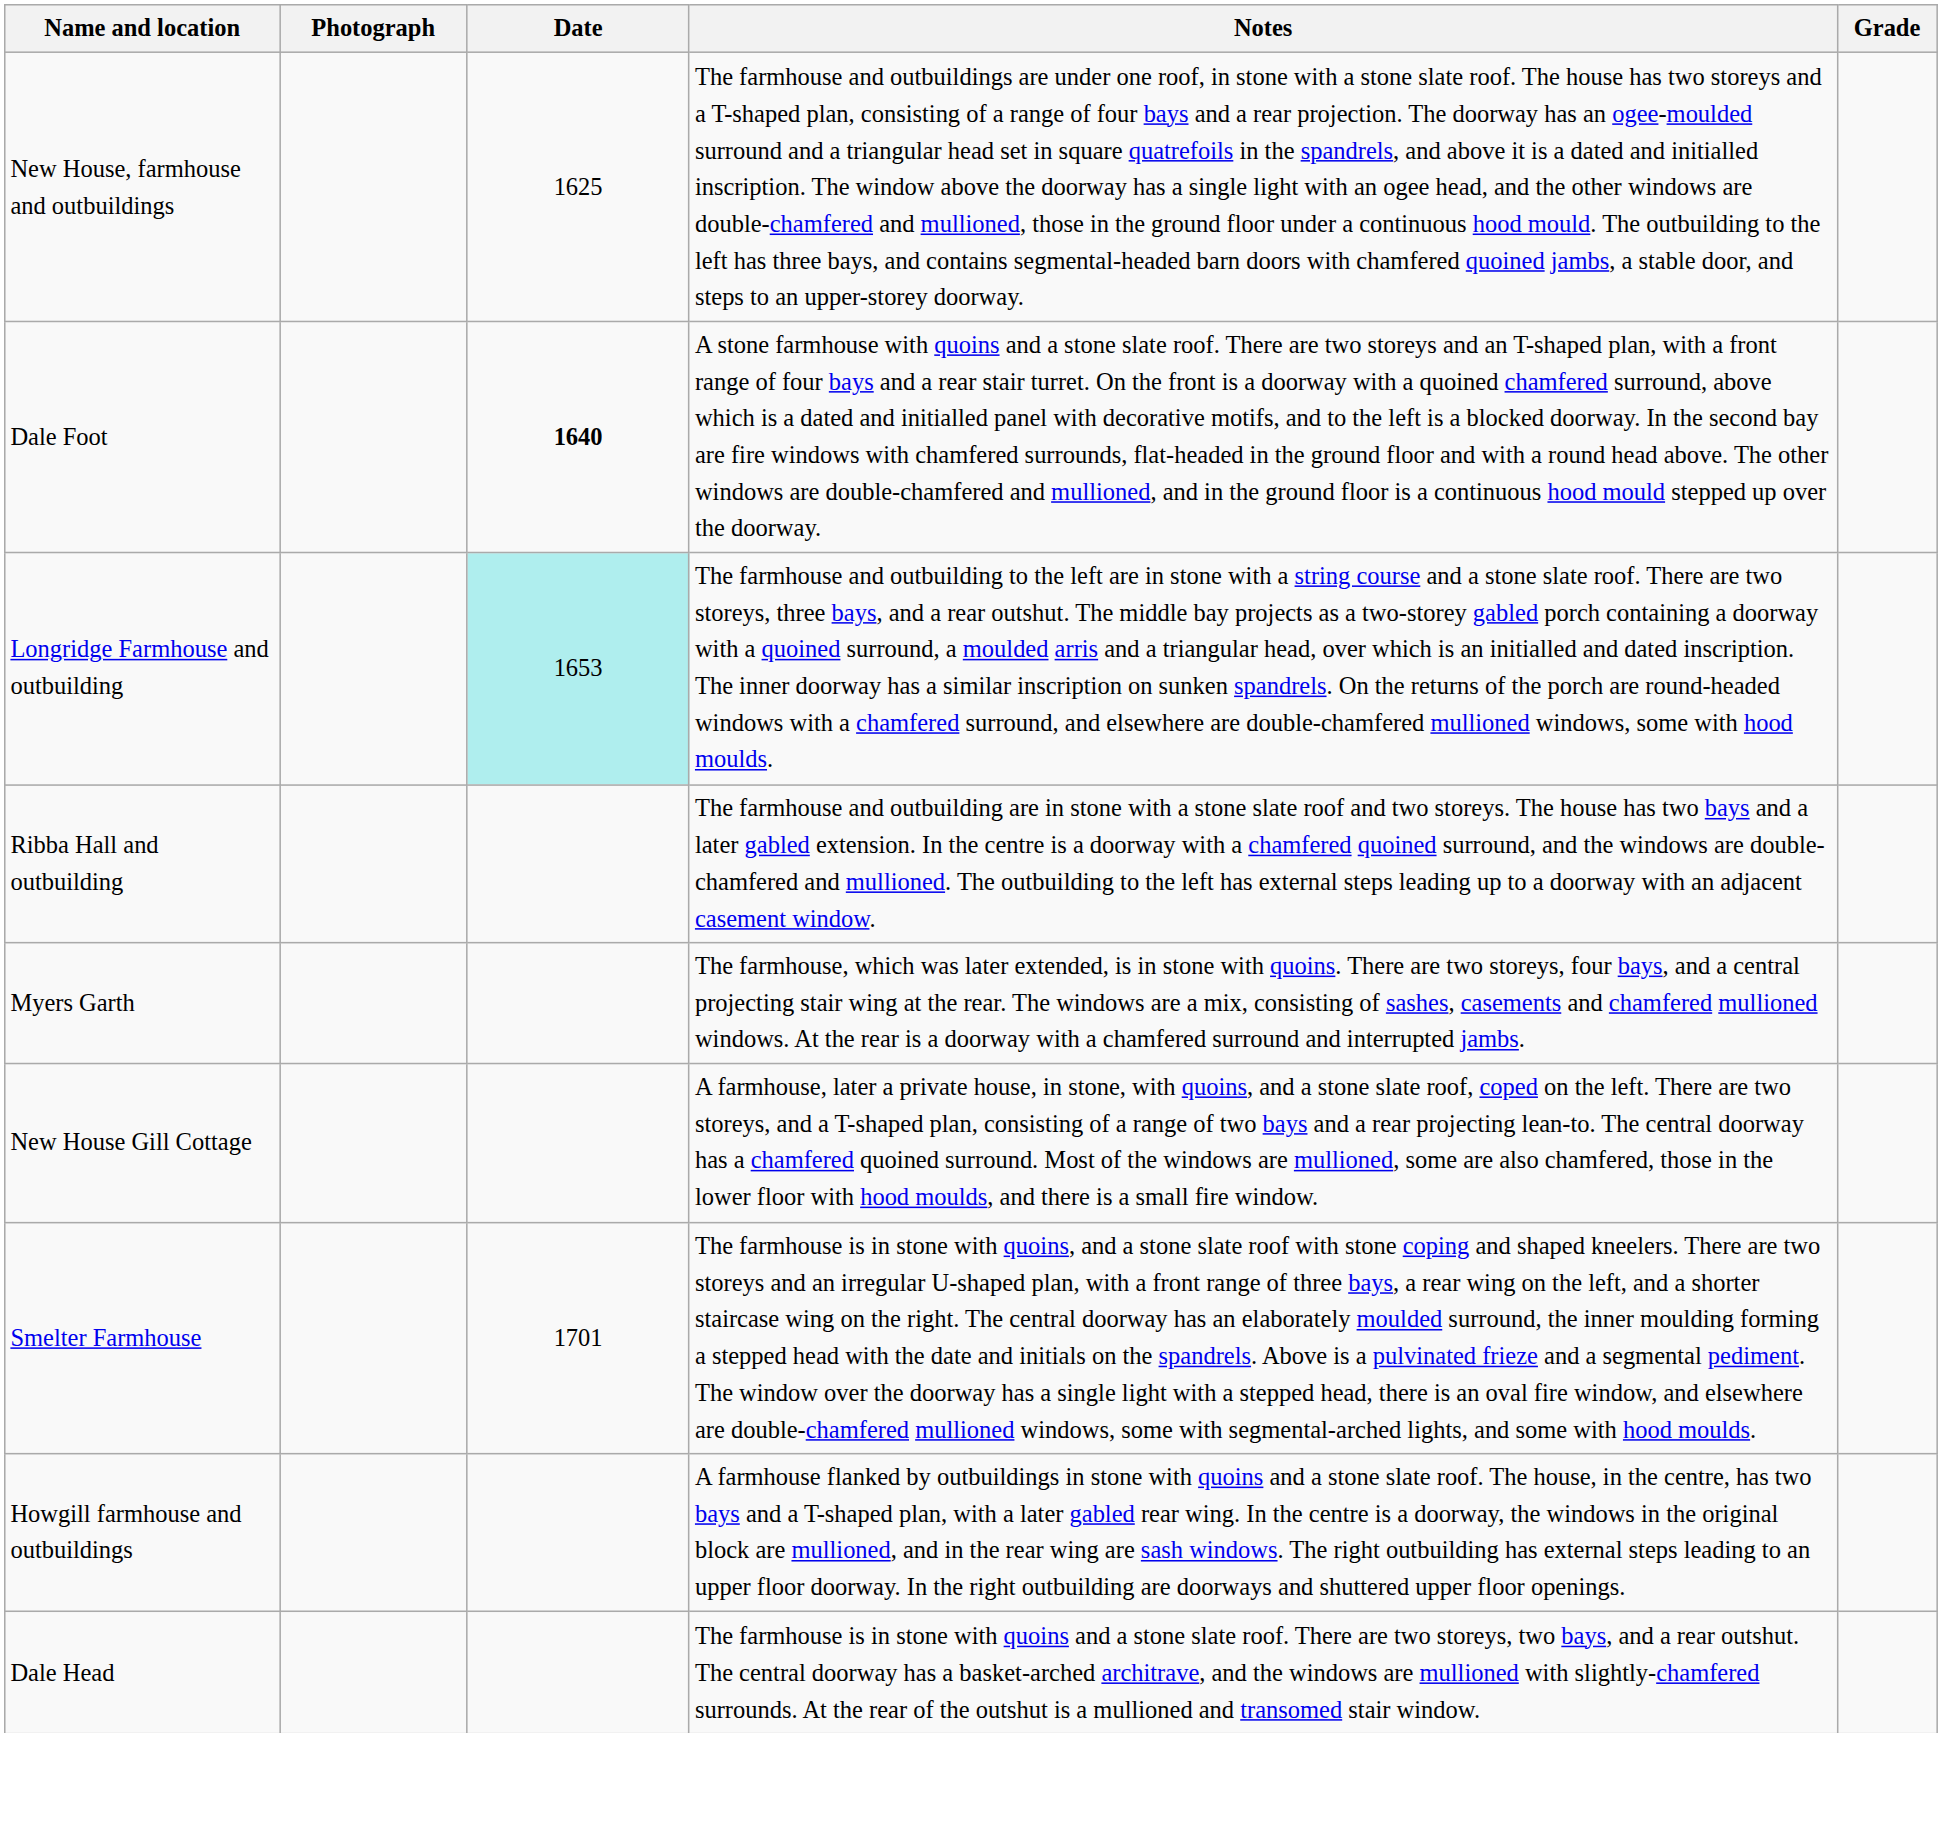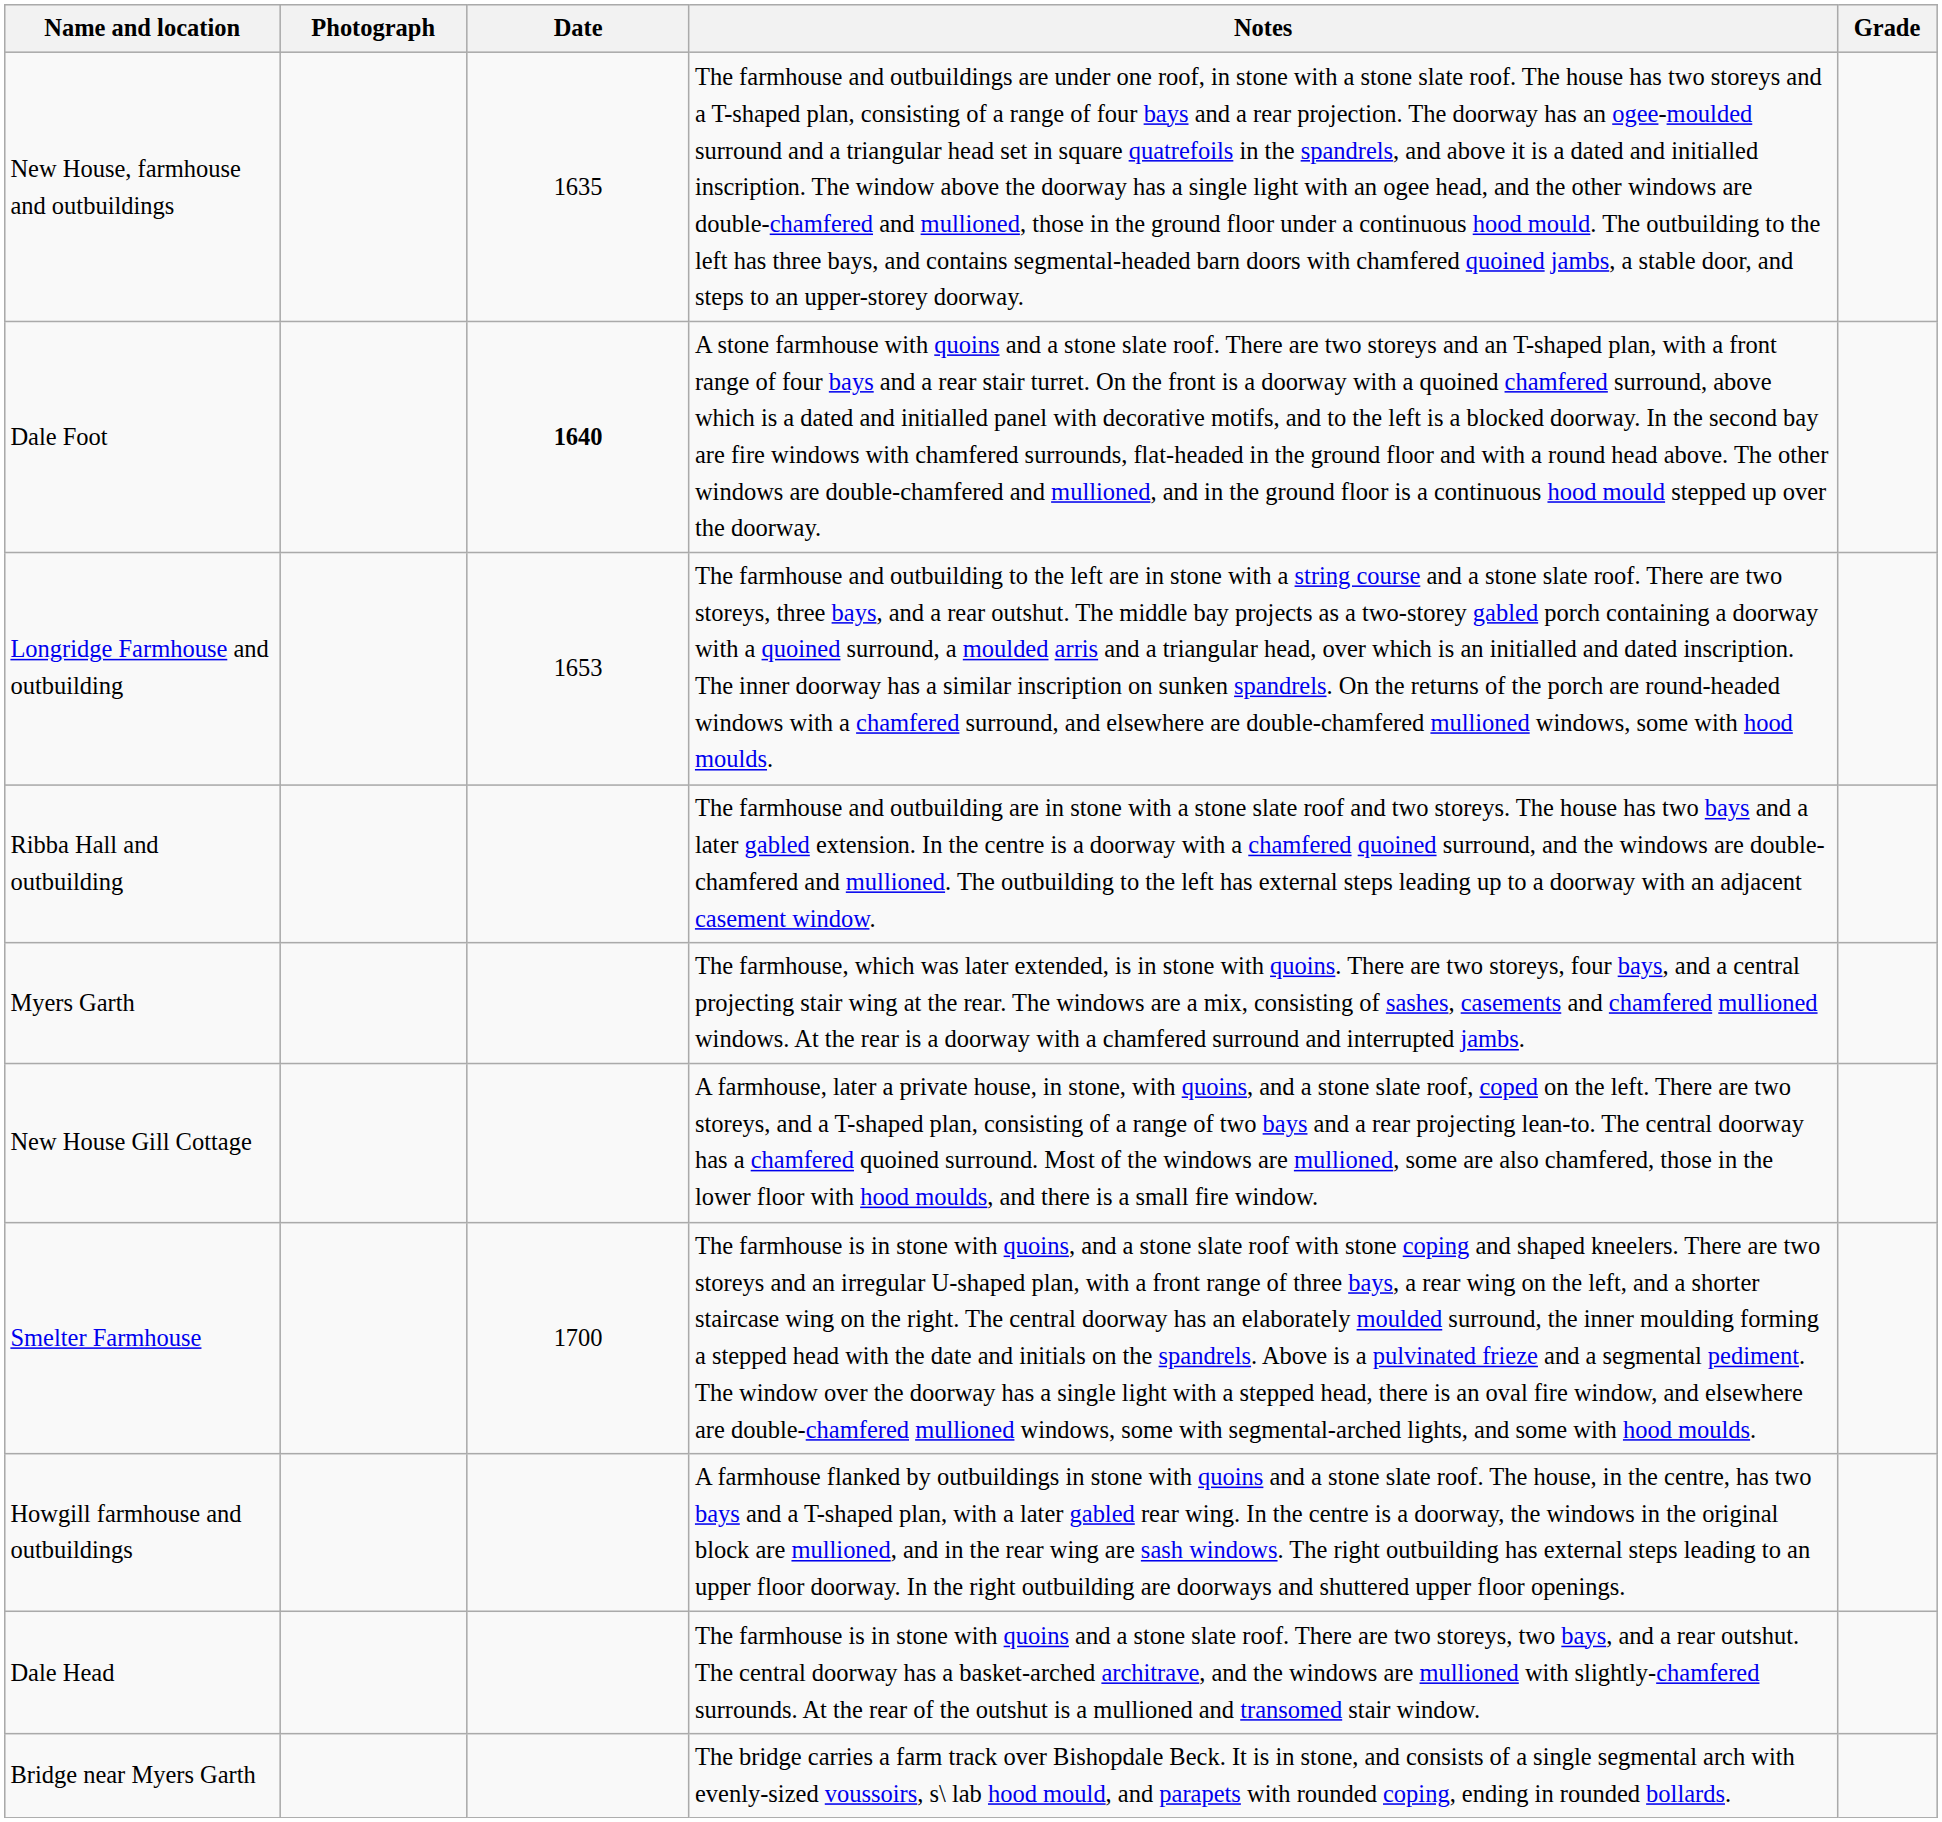(578, 186) 1625 -> (578, 186) 1635
(578, 668) paleturquoise background -> (578, 668) no background
(578, 1337) 1701 -> (578, 1337) 1700
+ row: (133, 1775)
